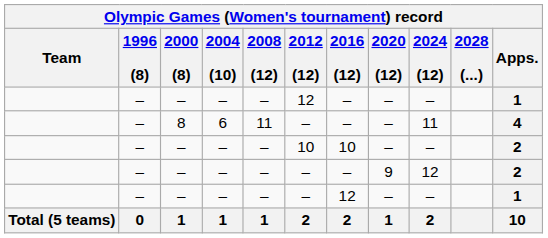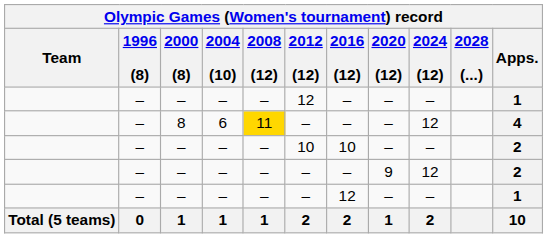(264, 123) no background -> (264, 123) gold background
(430, 123) 11 -> (430, 123) 12
